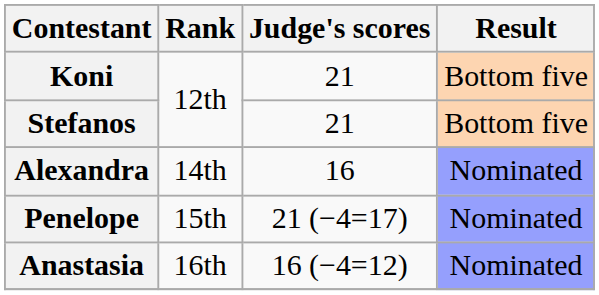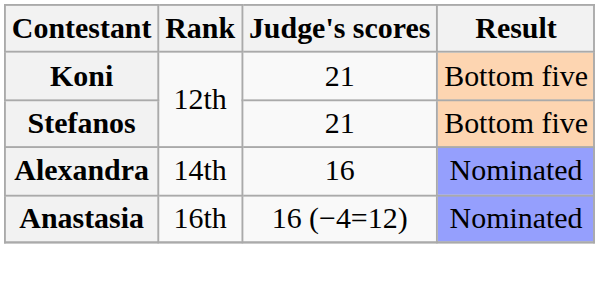- row: (82, 218)
